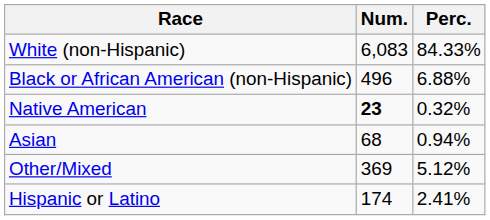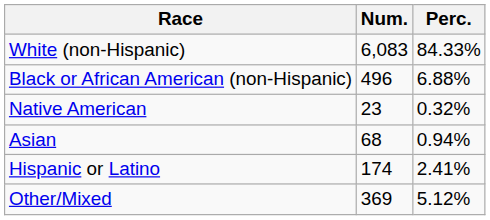(371, 109) bold -> (371, 109) normal
rows swapped: (60, 169) <-> (85, 199)
